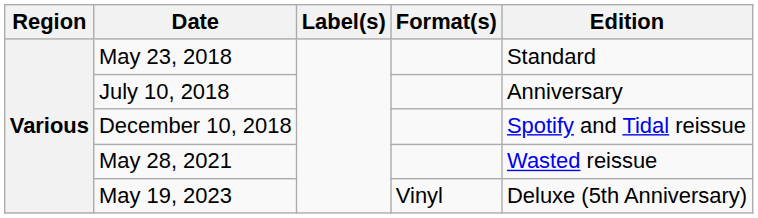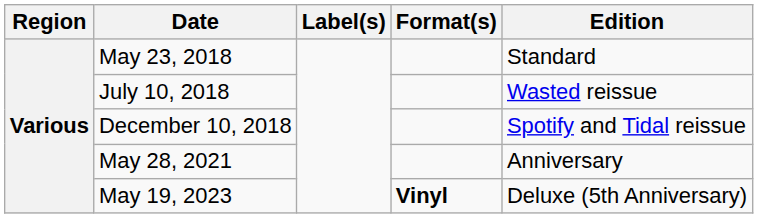(565, 91) Anniversary -> (582, 91) Wasted reissue
(582, 160) Wasted reissue -> (565, 160) Anniversary
(419, 195) normal -> (422, 195) bold
